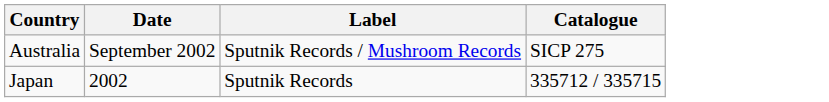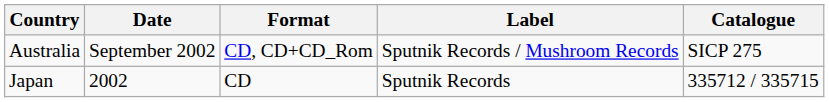+ column: (299, 19)
